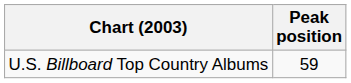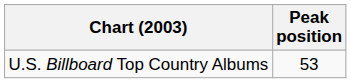(309, 63) 59 -> (309, 63) 53
